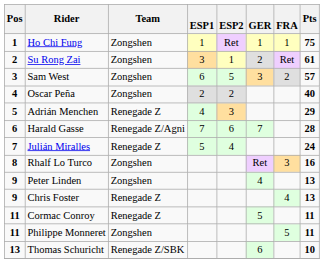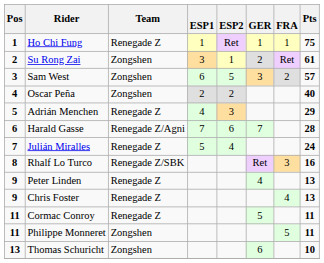(131, 42) Zongshen -> (136, 42) Renegade Z
(131, 163) Zongshen -> (147, 163) Renegade Z/SBK
(131, 180) Zongshen -> (136, 180) Renegade Z
(147, 249) Renegade Z/SBK -> (131, 249) Zongshen
